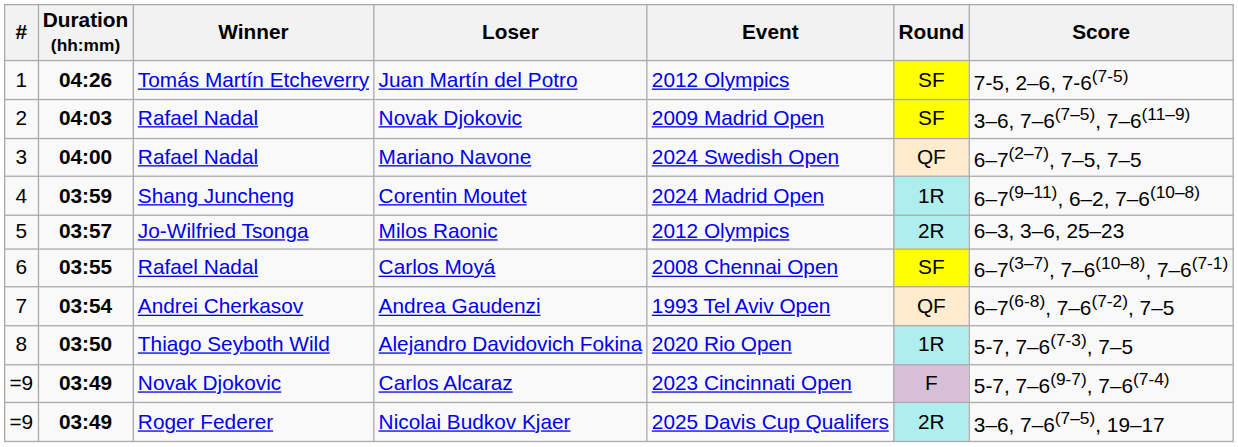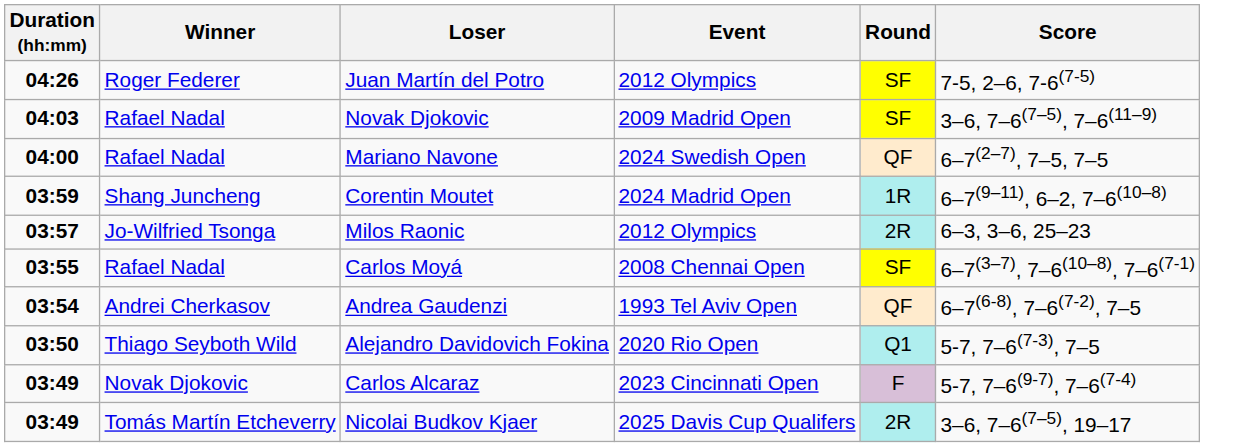- column: (21, 32)
(253, 80) Tomás Martín Etcheverry -> (172, 80) Roger Federer
(931, 344) 1R -> (898, 344) Q1
(205, 422) Roger Federer -> (220, 422) Tomás Martín Etcheverry
